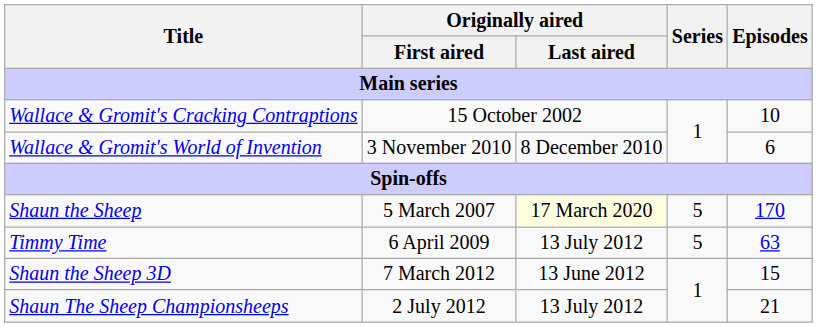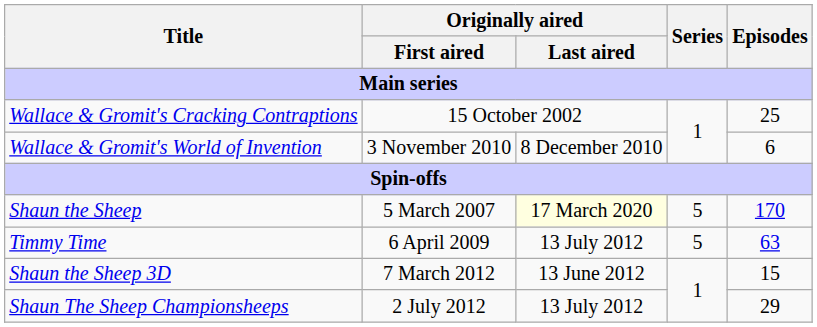(770, 115) 10 -> (770, 115) 25
(770, 305) 21 -> (770, 305) 29
